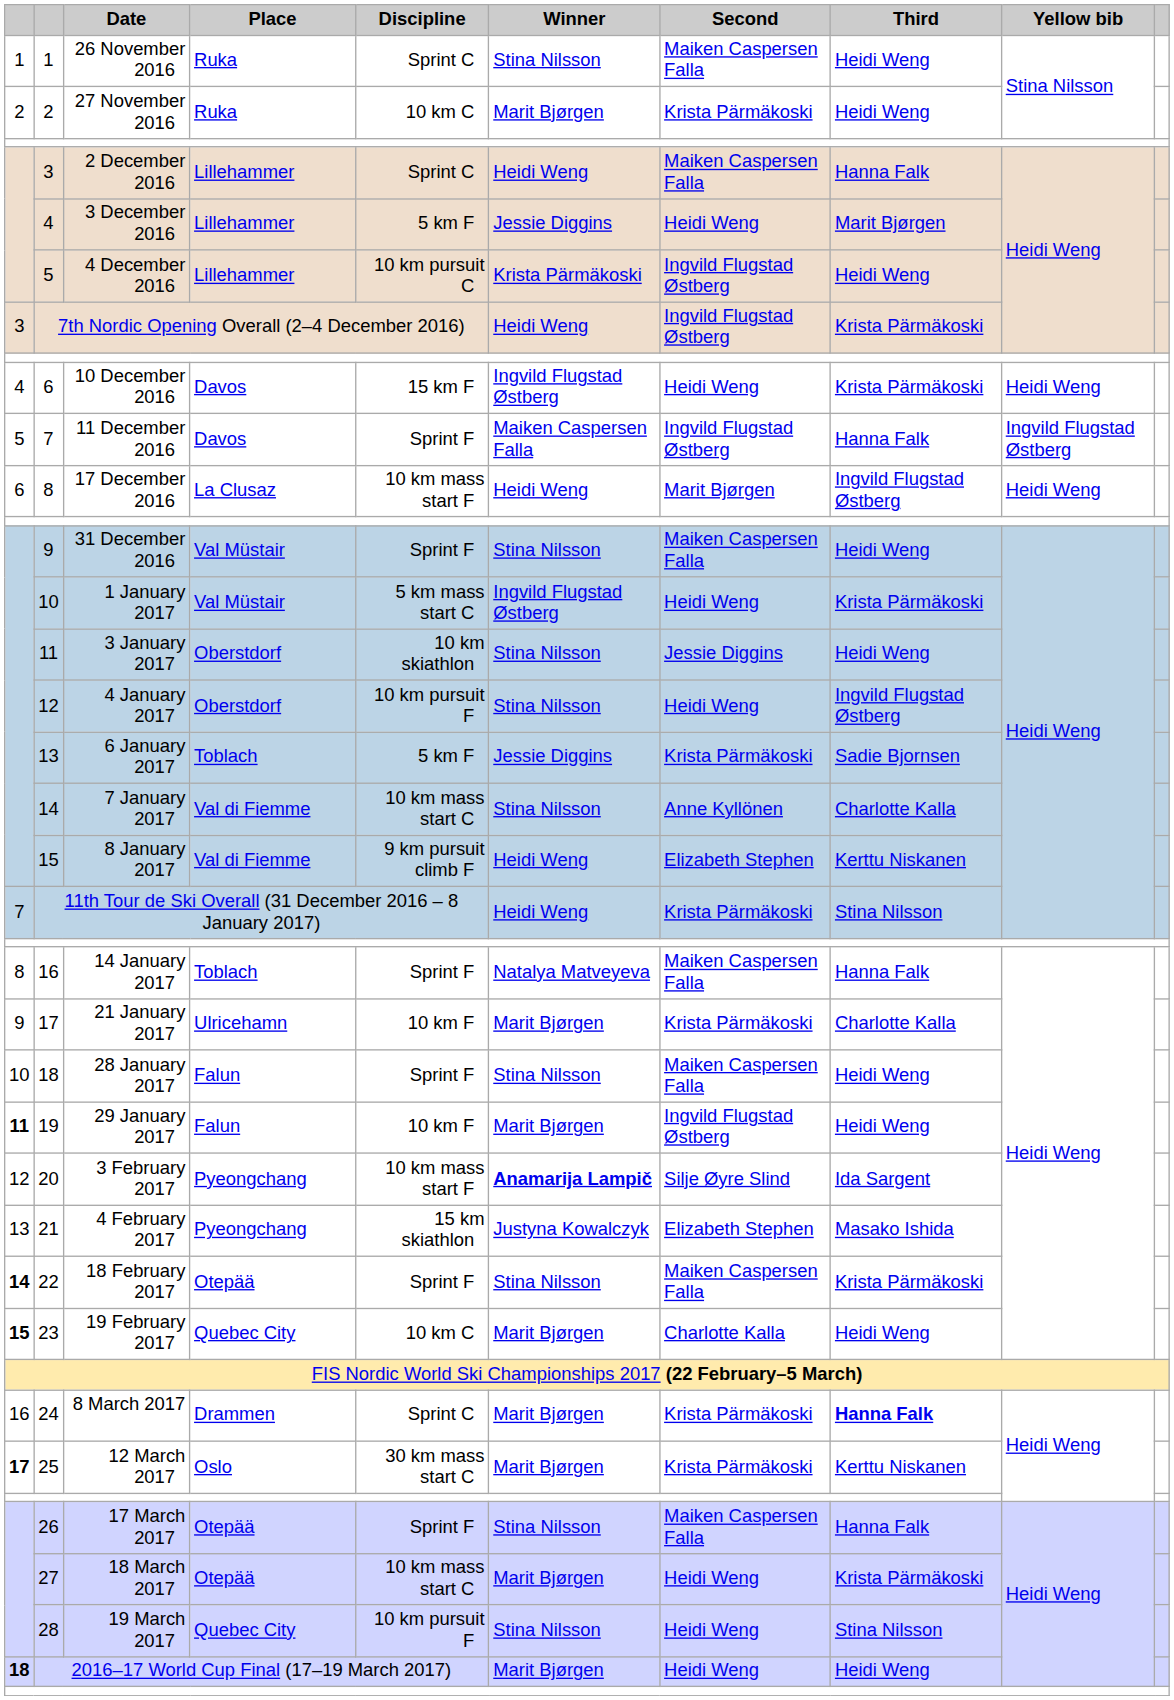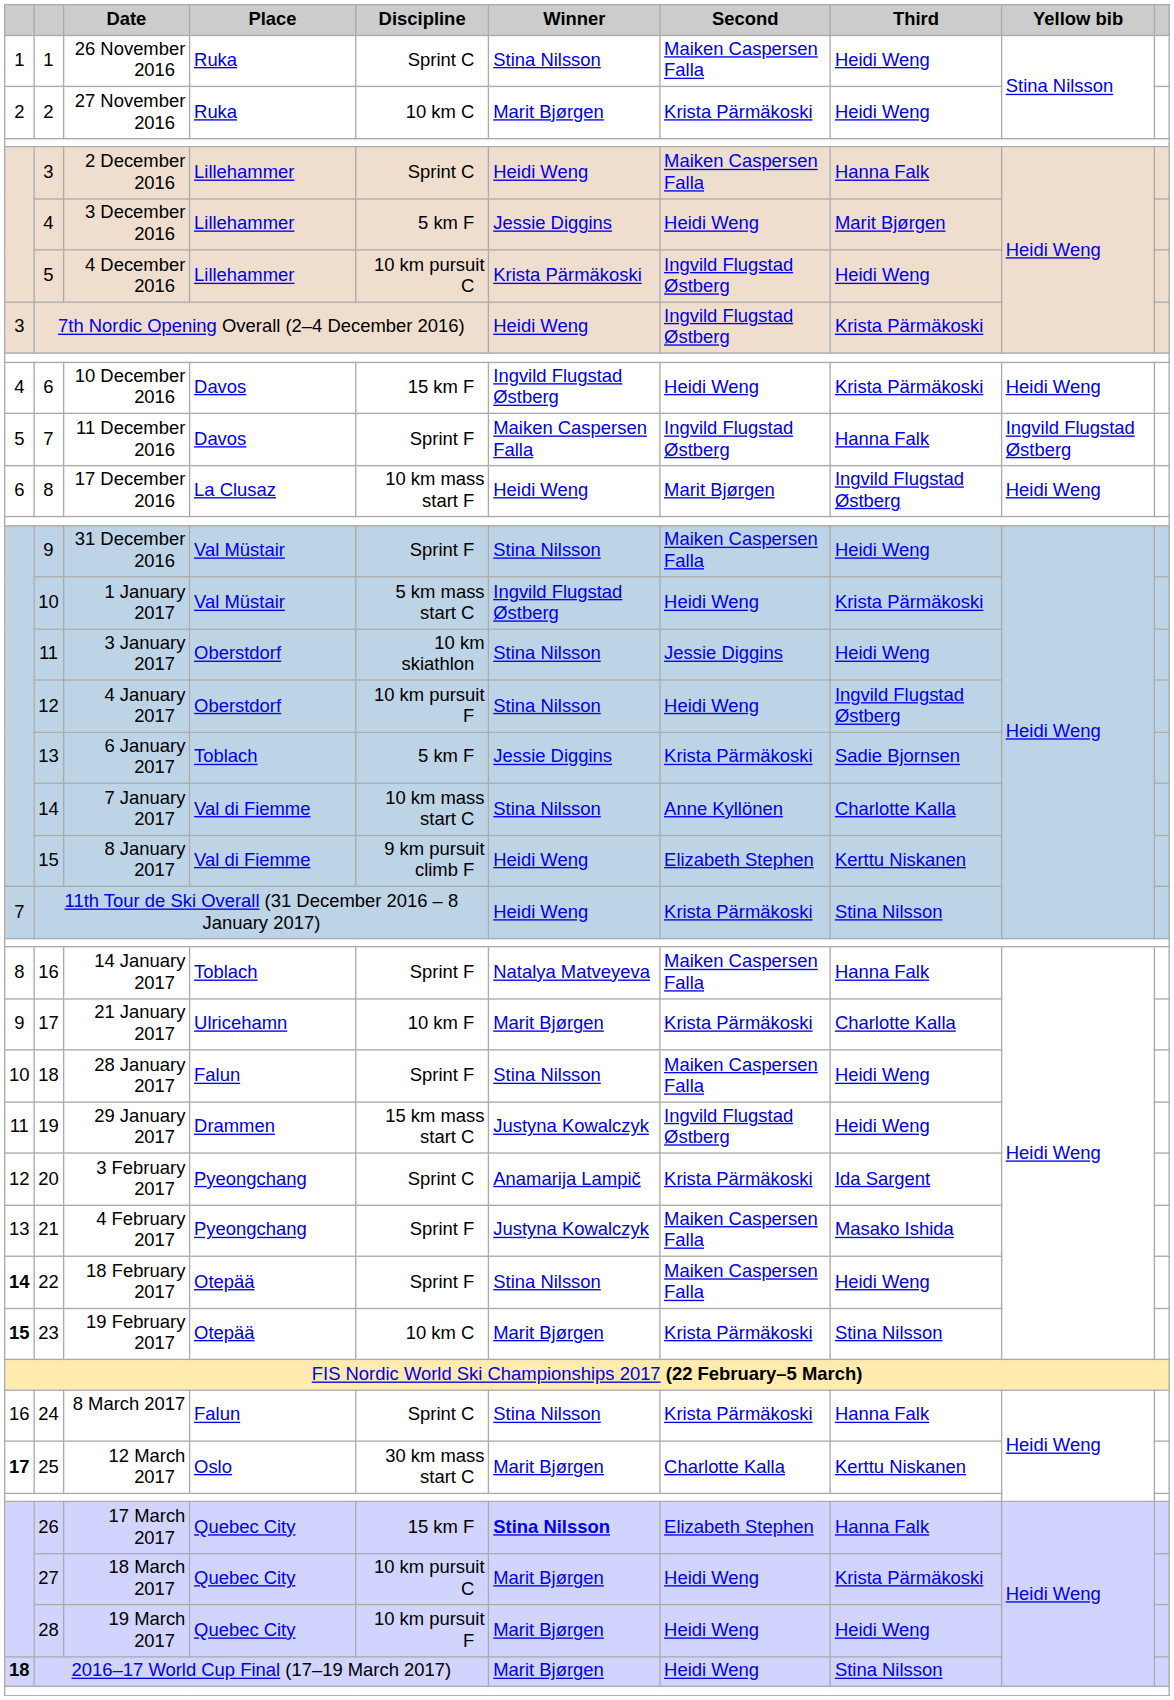(19, 1126) bold -> (19, 1126) normal
(217, 1126) Falun -> (235, 1126) Drammen
(446, 1126) 10 km F -> (435, 1126) 15 km mass start C
(549, 1126) Marit Bjørgen -> (571, 1126) Justyna Kowalczyk
(435, 1178) 10 km mass start F -> (446, 1178) Sprint C
(573, 1178) bold -> (567, 1178) normal
(727, 1178) Silje Øyre Slind -> (738, 1178) Krista Pärmäkoski
(443, 1230) 15 km skiathlon -> (447, 1230) Sprint F
(739, 1230) Elizabeth Stephen -> (741, 1230) Maiken Caspersen Falla
(909, 1281) Krista Pärmäkoski -> (882, 1281) Heidi Weng
(245, 1333) Quebec City -> (224, 1333) Otepää
(725, 1333) Charlotte Kalla -> (738, 1333) Krista Pärmäkoski
(882, 1333) Heidi Weng -> (889, 1333) Stina Nilsson
(235, 1414) Drammen -> (217, 1414) Falun
(549, 1414) Marit Bjørgen -> (547, 1414) Stina Nilsson
(884, 1414) bold -> (882, 1414) normal
(738, 1466) Krista Pärmäkoski -> (725, 1466) Charlotte Kalla
(224, 1526) Otepää -> (245, 1526) Quebec City
(447, 1526) Sprint F -> (446, 1526) 15 km F
(547, 1526) normal -> (552, 1526) bold
(741, 1526) Maiken Caspersen Falla -> (739, 1526) Elizabeth Stephen
(224, 1578) Otepää -> (245, 1578) Quebec City
(435, 1578) 10 km mass start C -> (429, 1578) 10 km pursuit C
(547, 1630) Stina Nilsson -> (549, 1630) Marit Bjørgen
(889, 1630) Stina Nilsson -> (882, 1630) Heidi Weng
(882, 1670) Heidi Weng -> (889, 1670) Stina Nilsson
